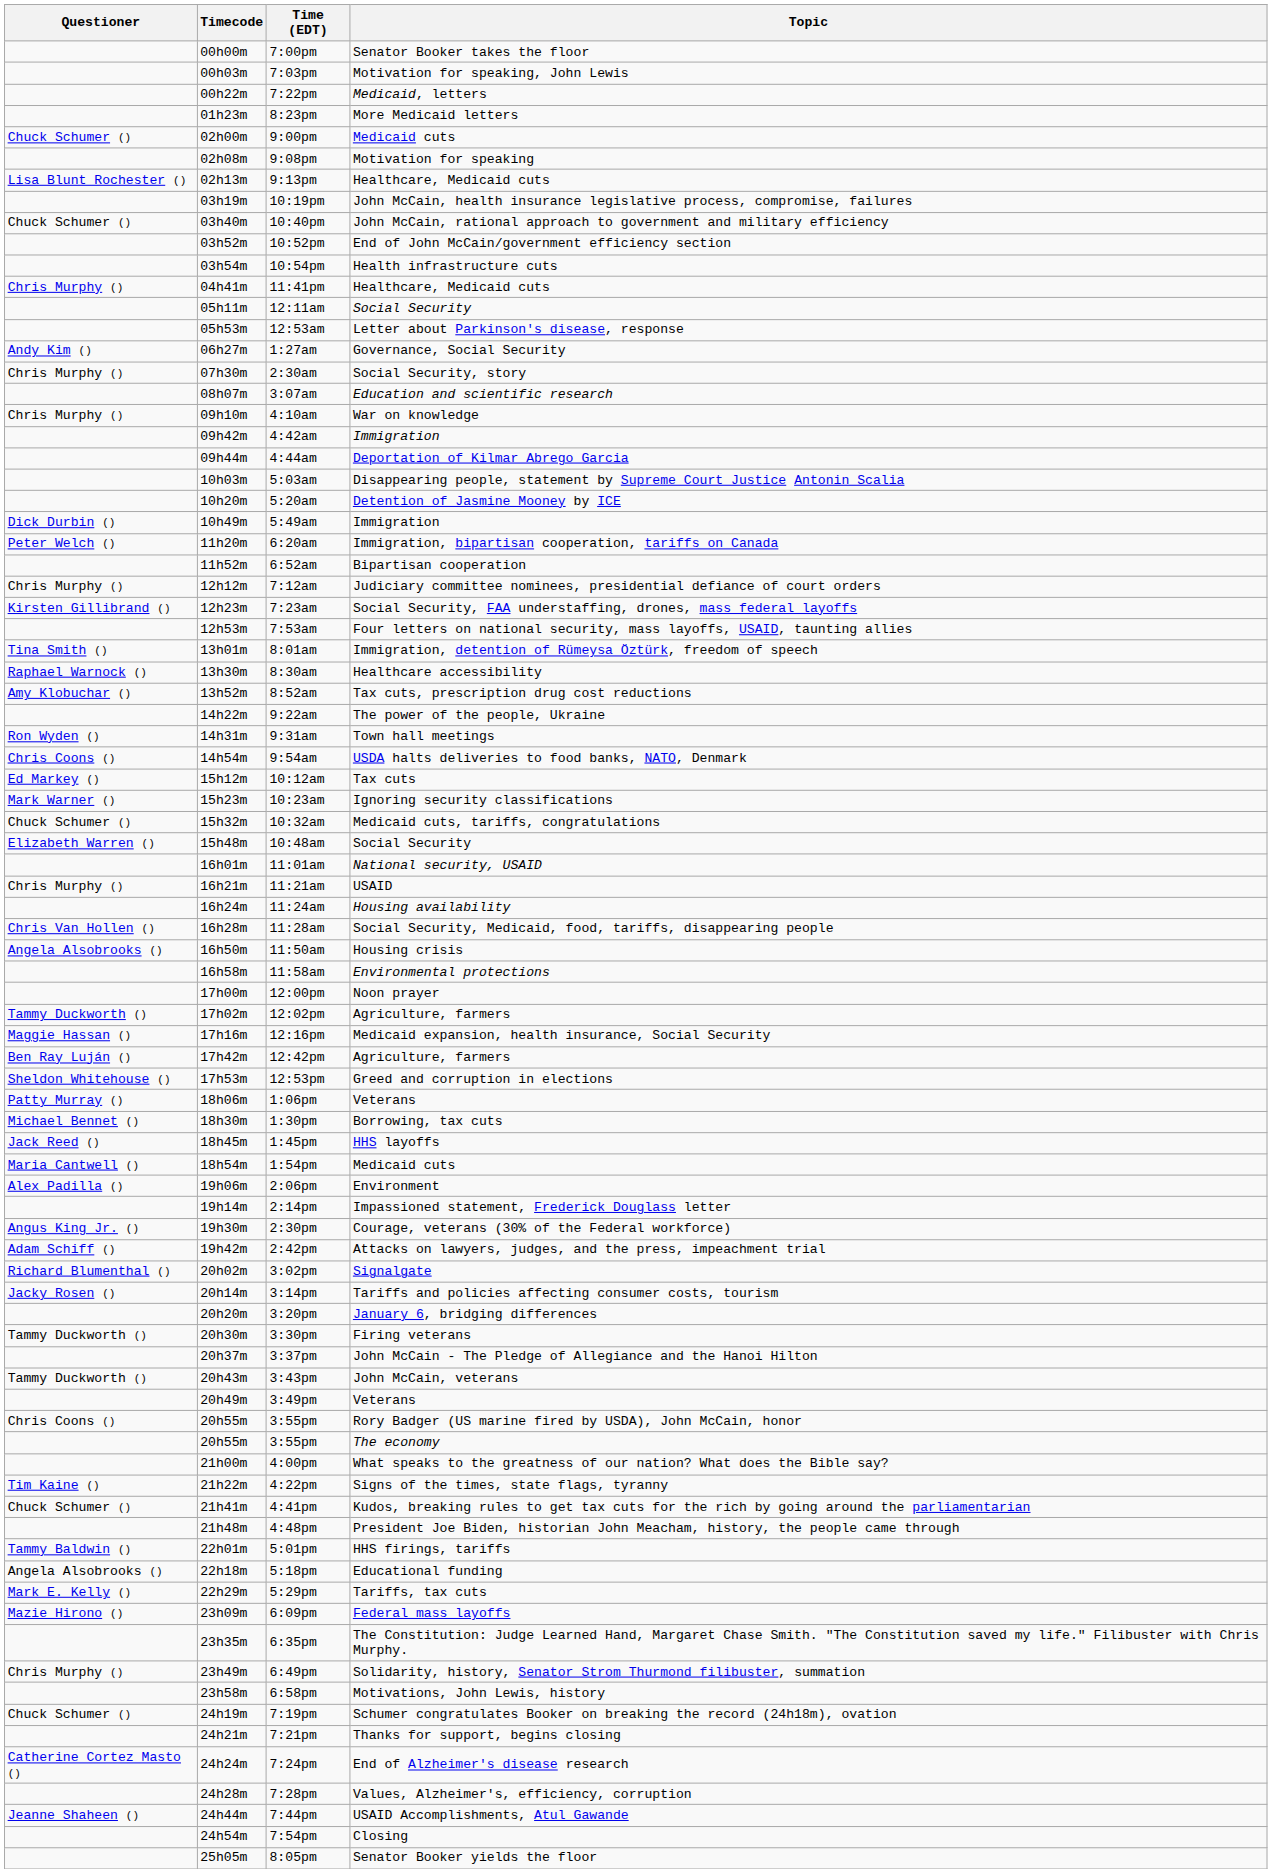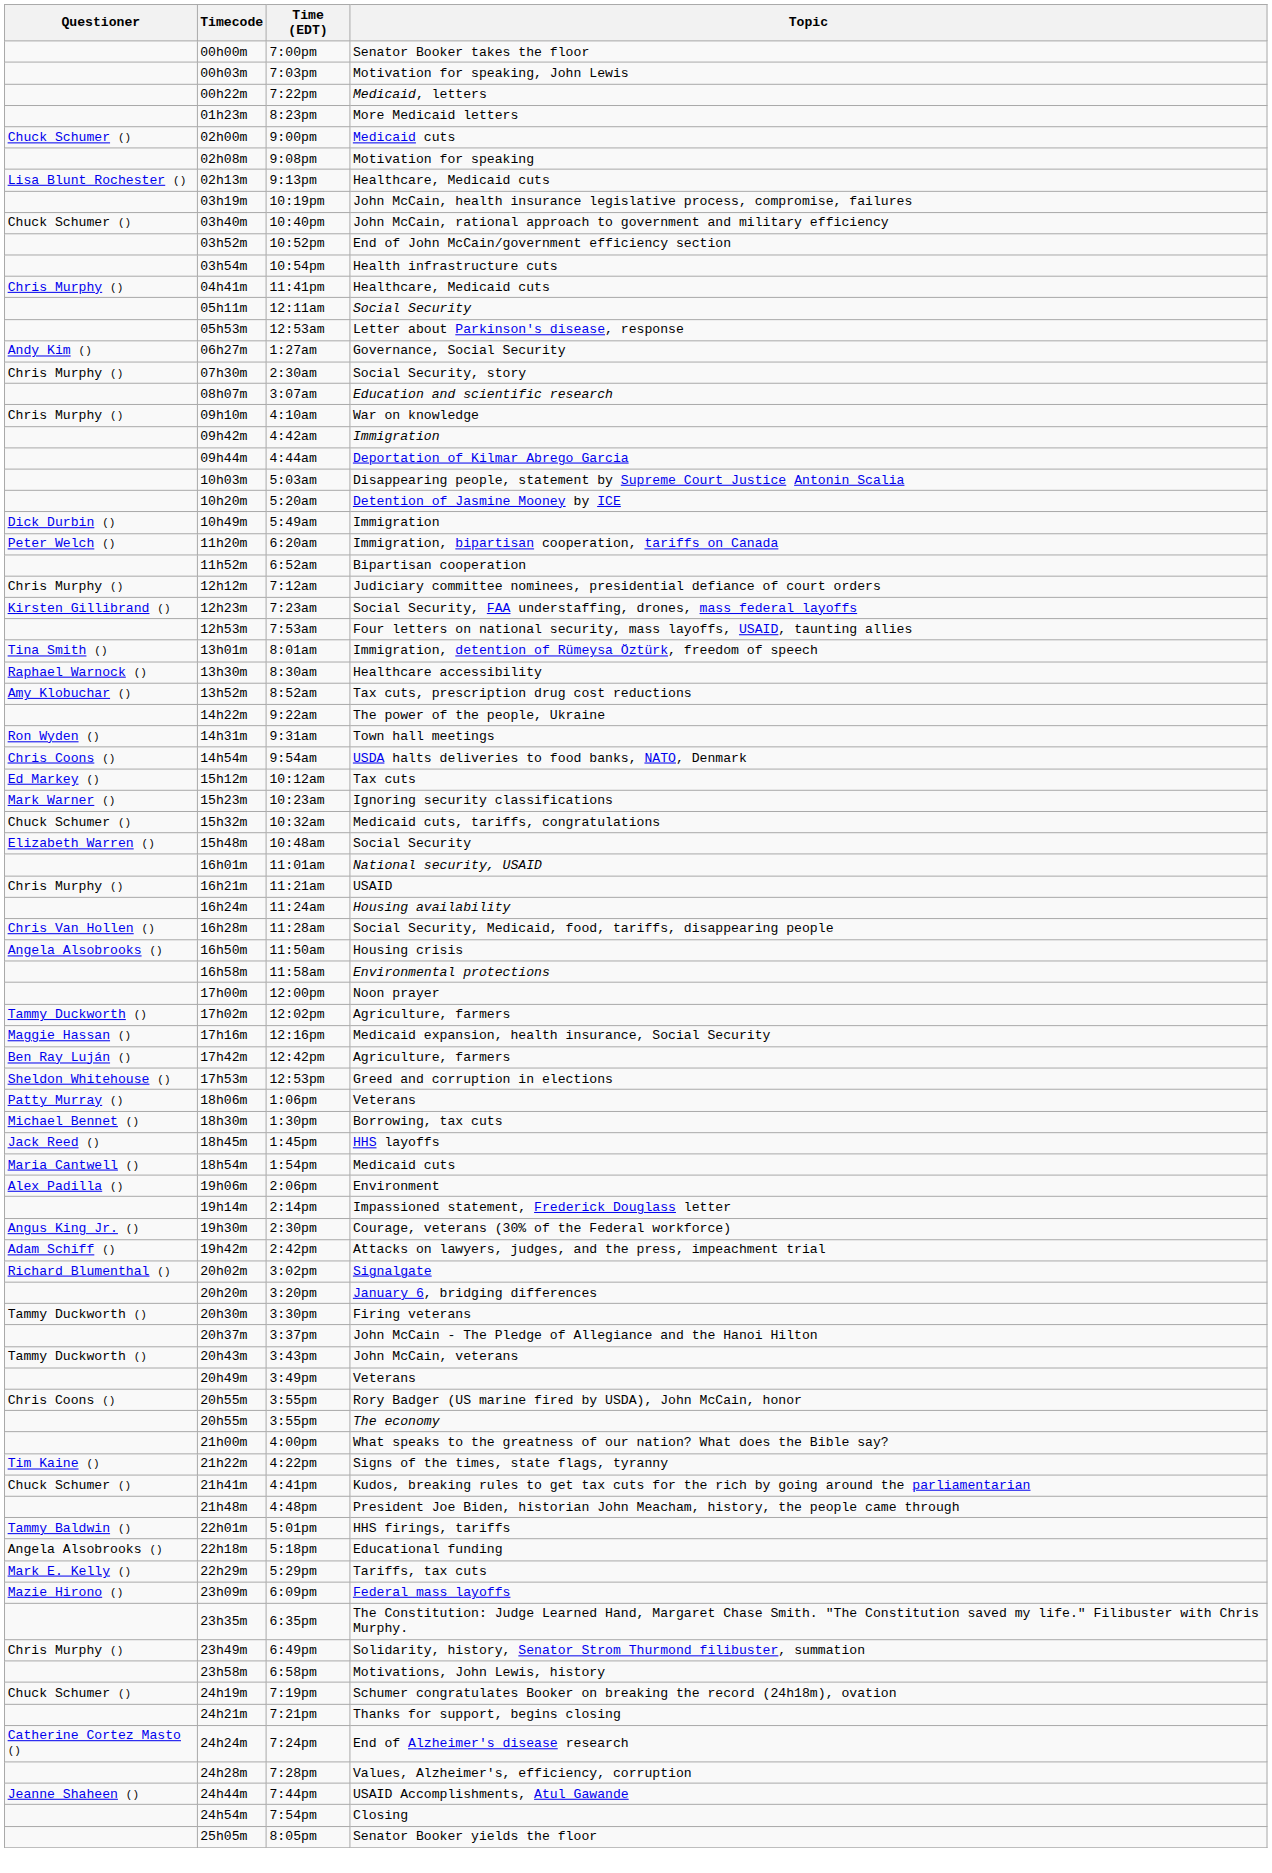- row: (224, 1293)
